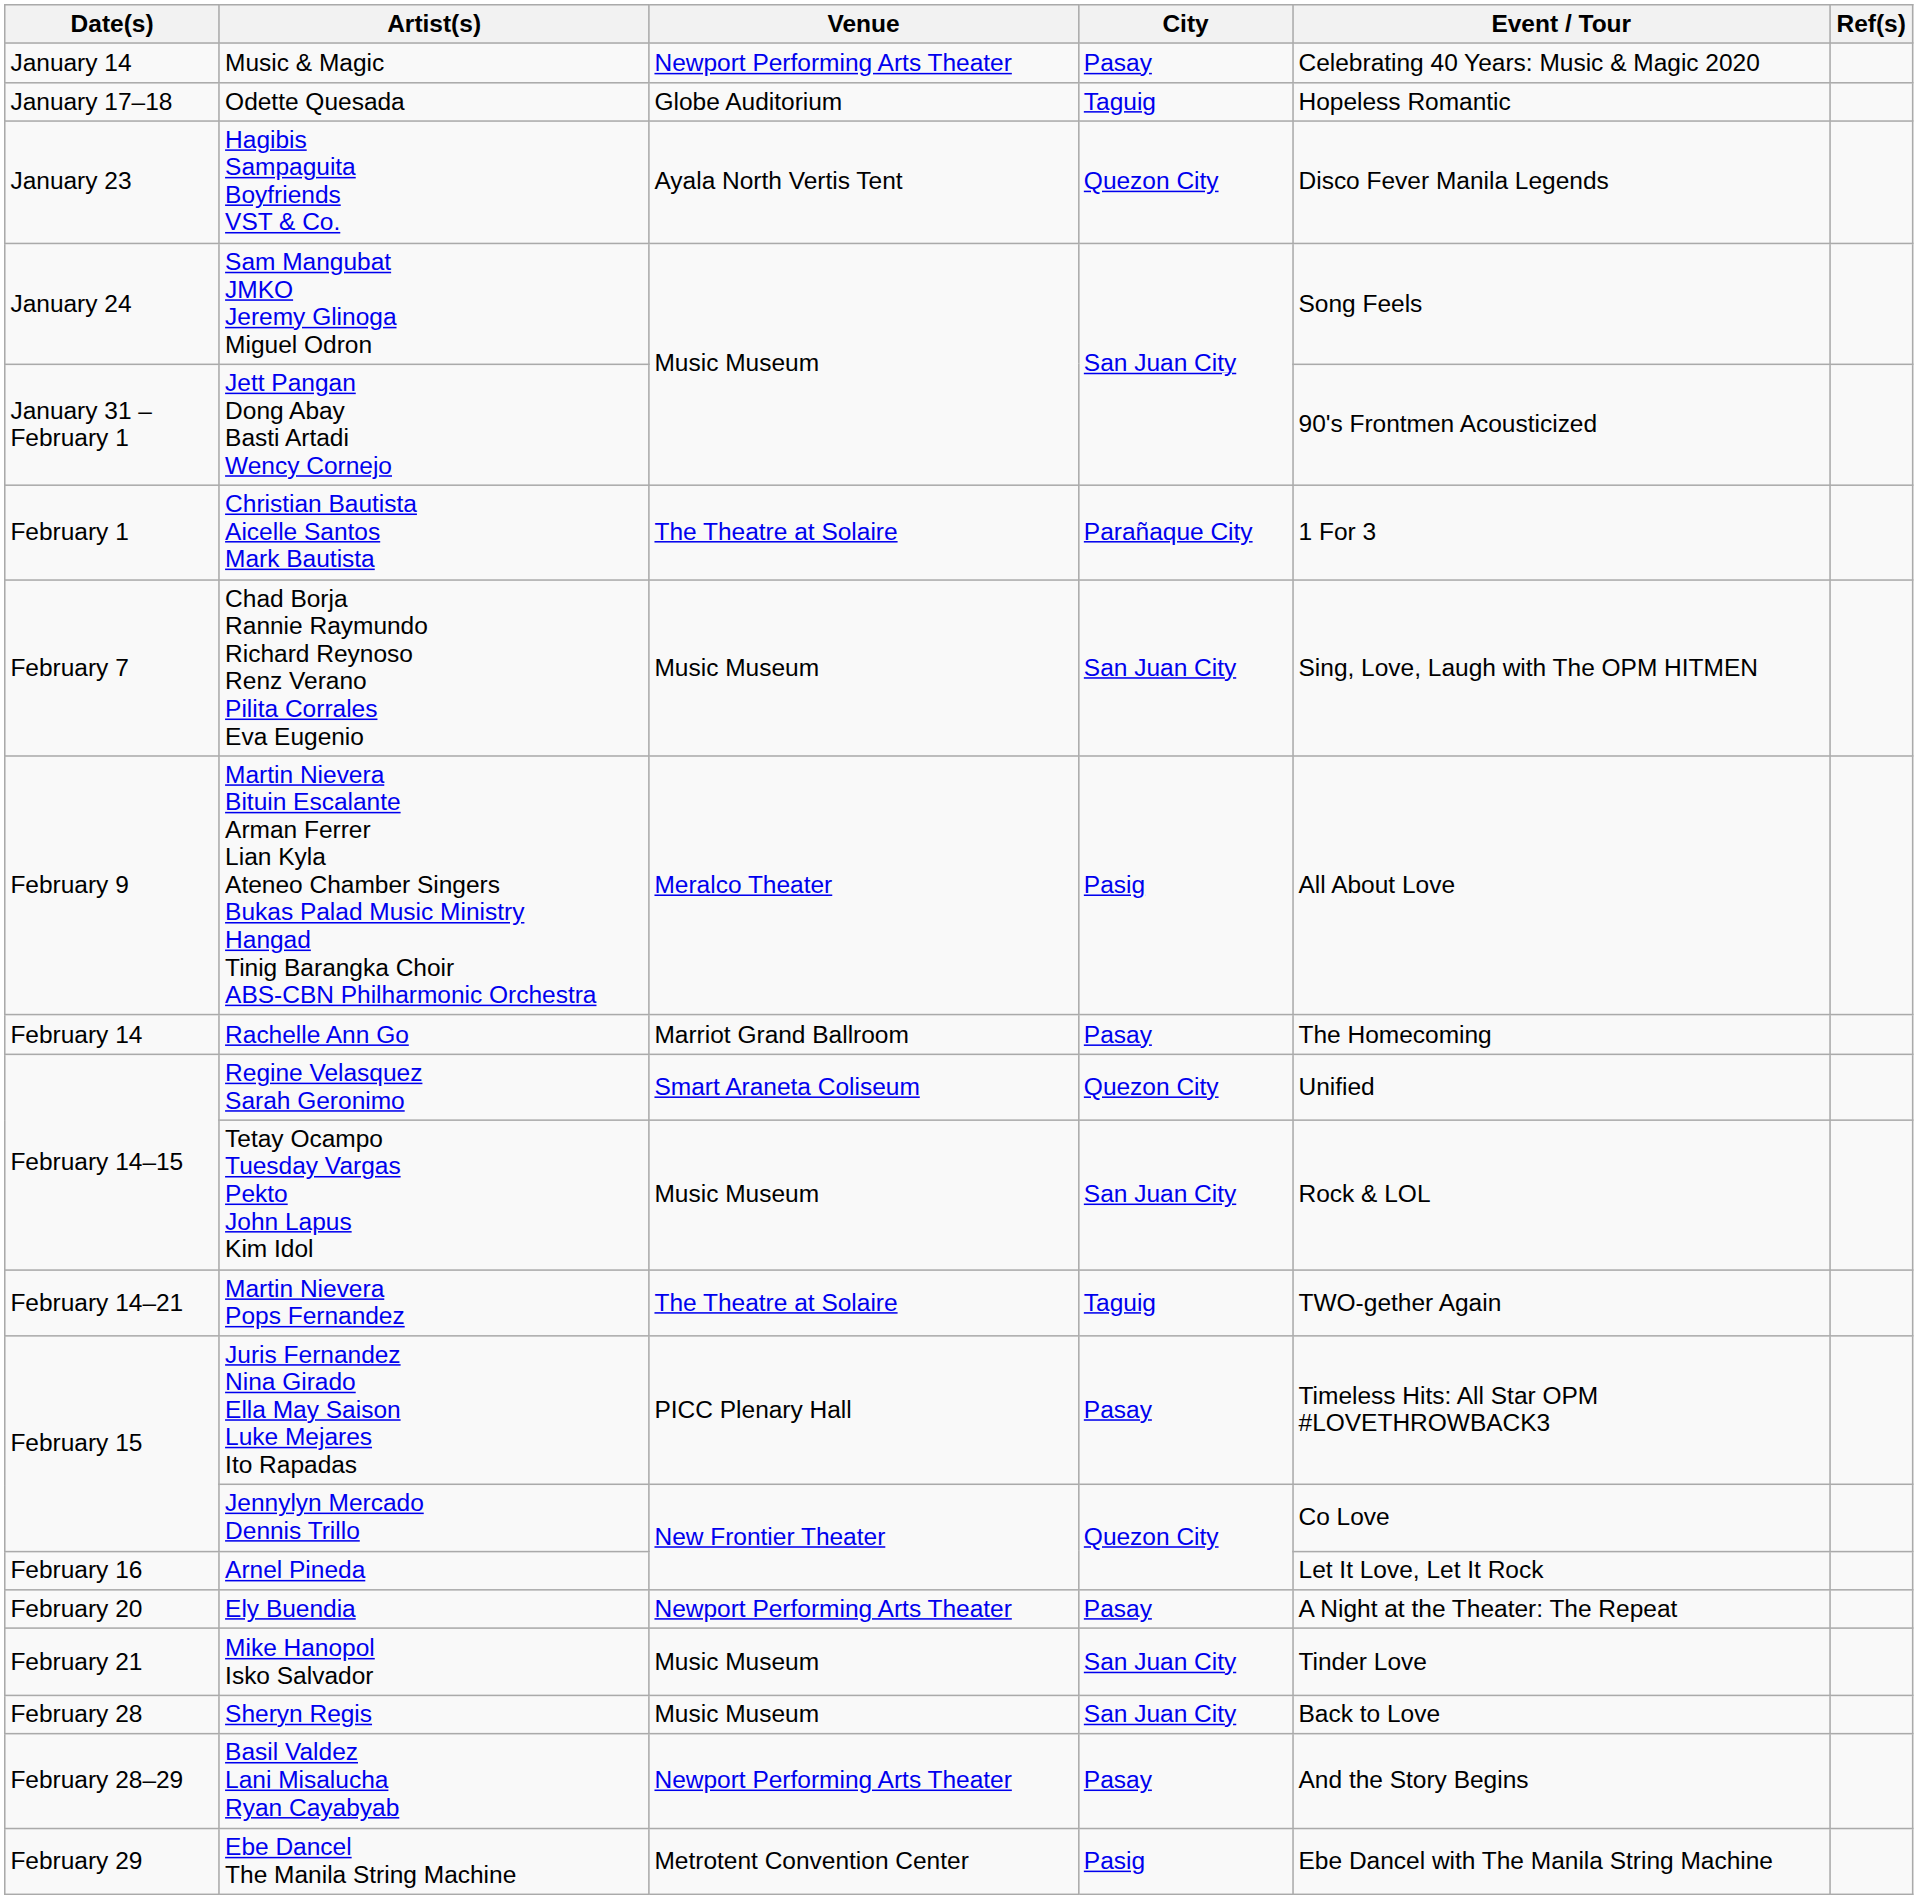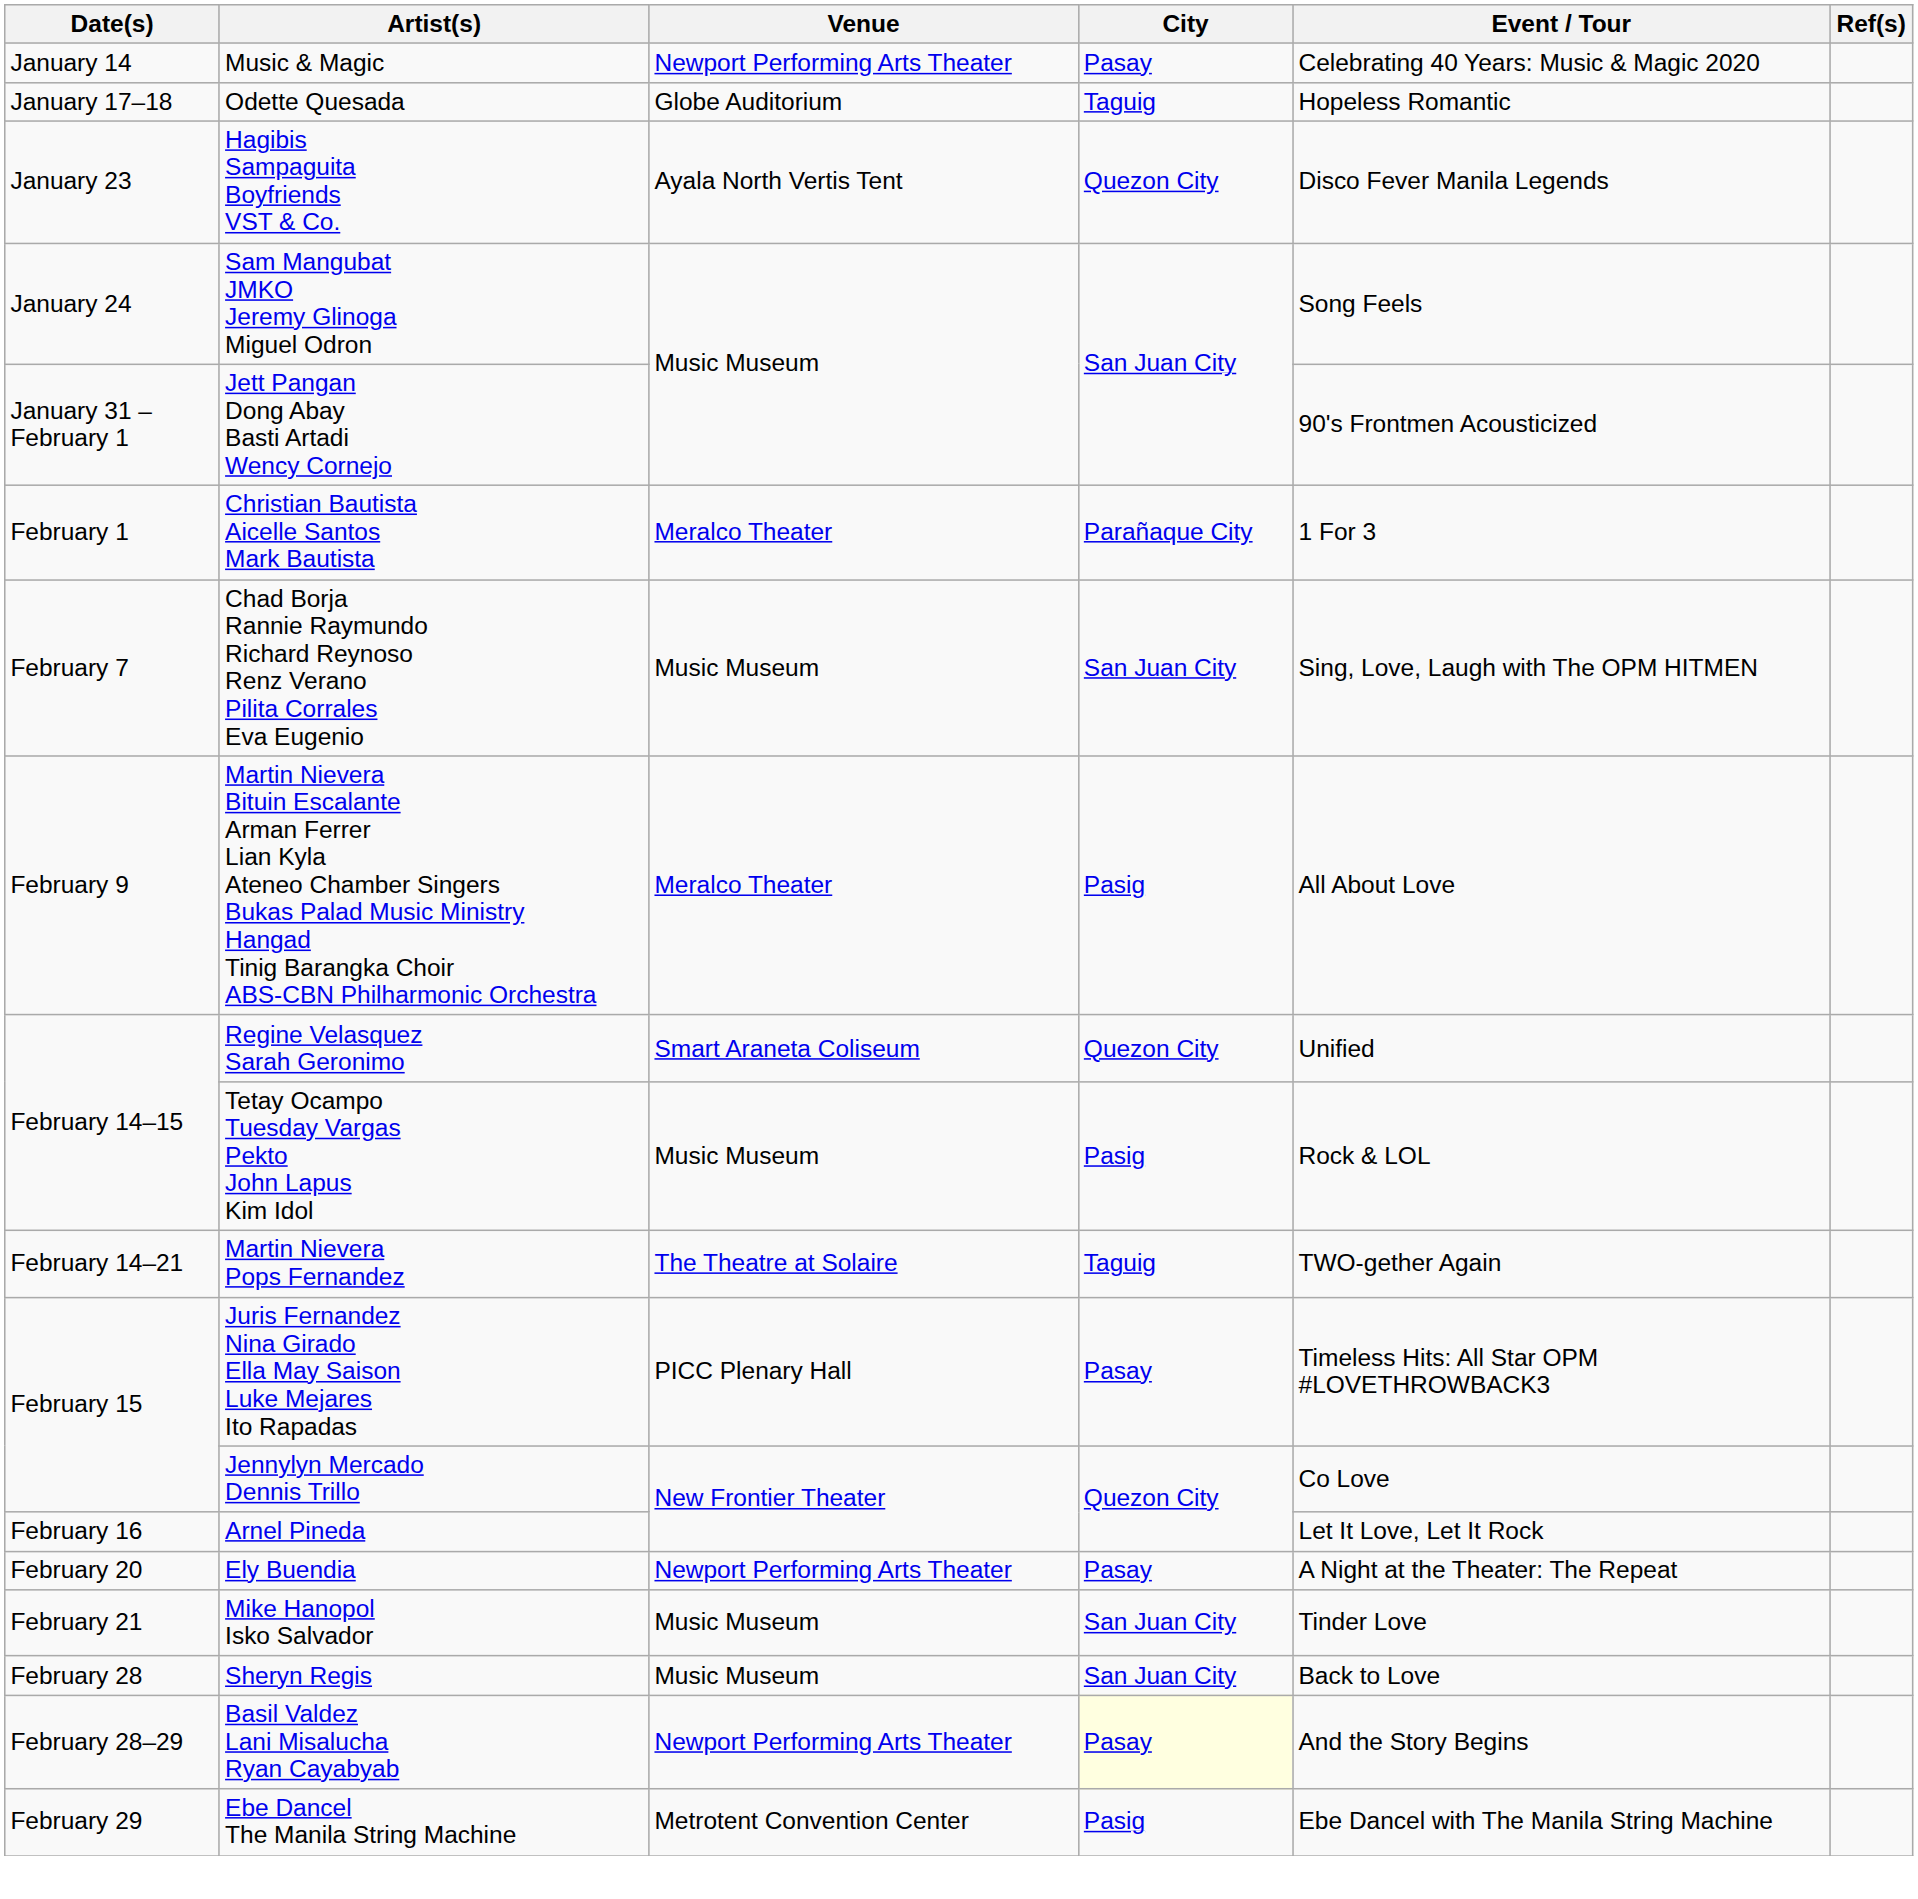(776, 532) The Theatre at Solaire -> (743, 532) Meralco Theater
- row: (317, 1034)
(1160, 1194) San Juan City -> (1114, 1155) Pasig
(1118, 1780) no background -> (1118, 1741) lightyellow background
